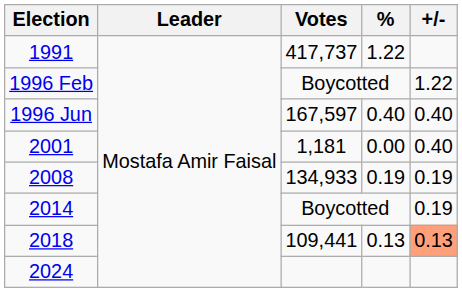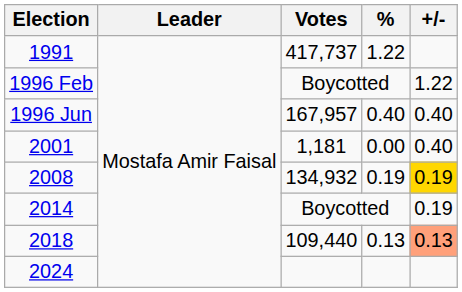(321, 114) 167,597 -> (321, 114) 167,957
(321, 177) 134,933 -> (321, 177) 134,932
(433, 177) no background -> (433, 177) gold background
(321, 240) 109,441 -> (321, 240) 109,440
